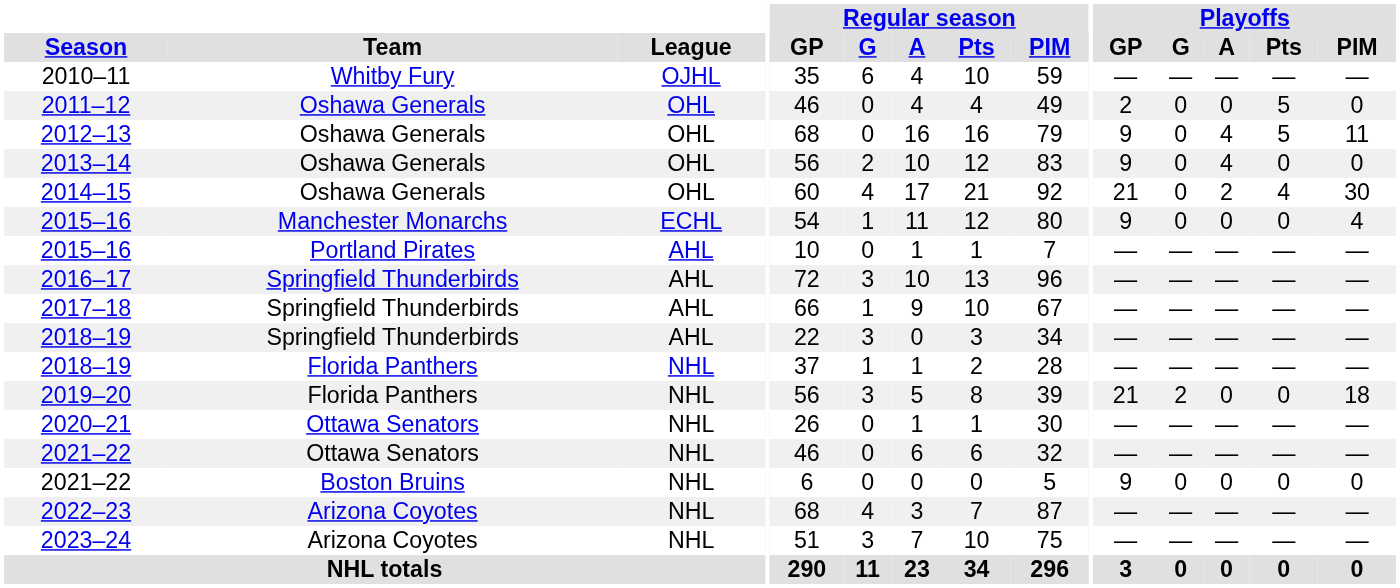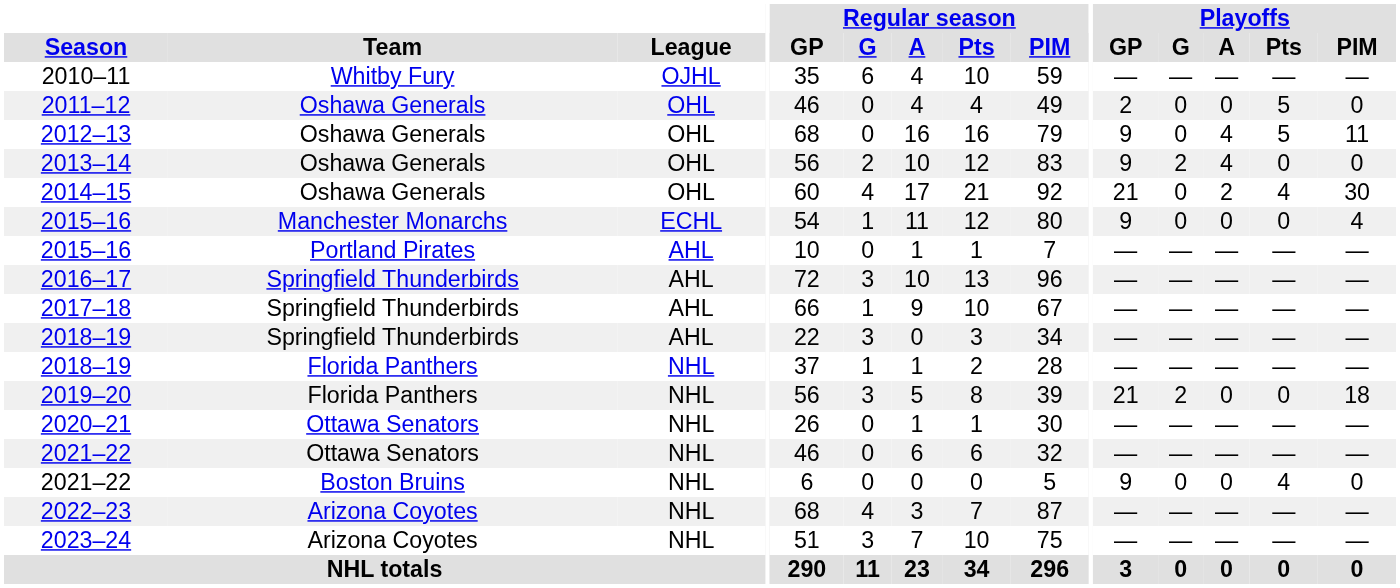(1181, 163) 0 -> (1181, 163) 2
(1284, 482) 0 -> (1284, 482) 4
